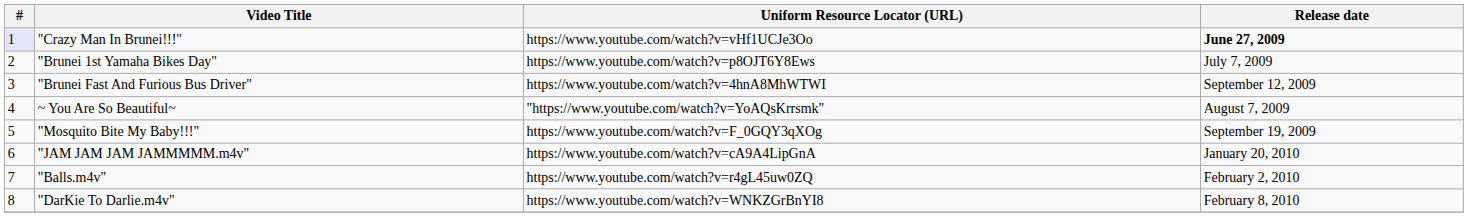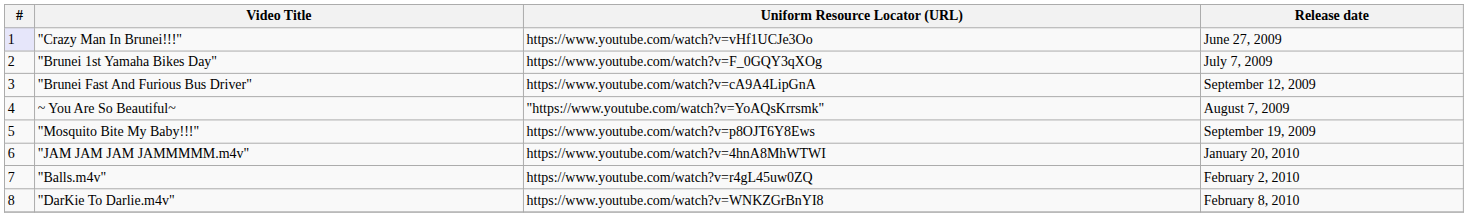(1244, 39) bold -> (1243, 39) normal
(671, 62) https://www.youtube.com/watch?v=p8OJT6Y8Ews -> (674, 62) https://www.youtube.com/watch?v=F_0GQY3qXOg
(676, 85) https://www.youtube.com/watch?v=4hnA8MhWTWI -> (671, 85) https://www.youtube.com/watch?v=cA9A4LipGnA
(674, 131) https://www.youtube.com/watch?v=F_0GQY3qXOg -> (671, 131) https://www.youtube.com/watch?v=p8OJT6Y8Ews
(671, 154) https://www.youtube.com/watch?v=cA9A4LipGnA -> (676, 154) https://www.youtube.com/watch?v=4hnA8MhWTWI
